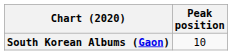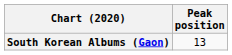(200, 42) 10 -> (200, 42) 13
